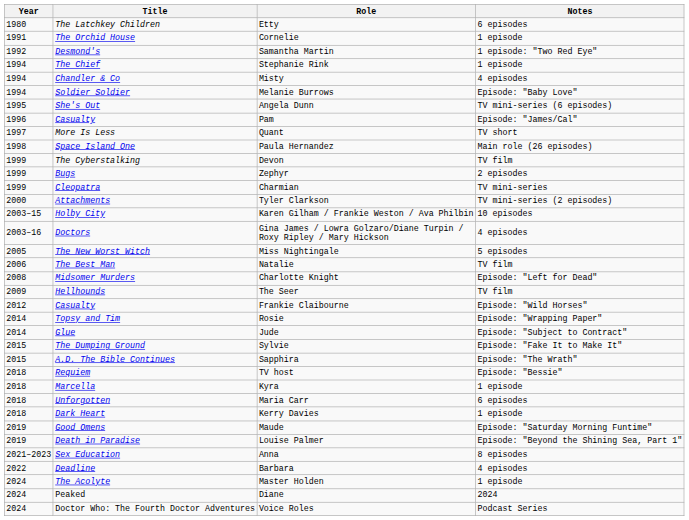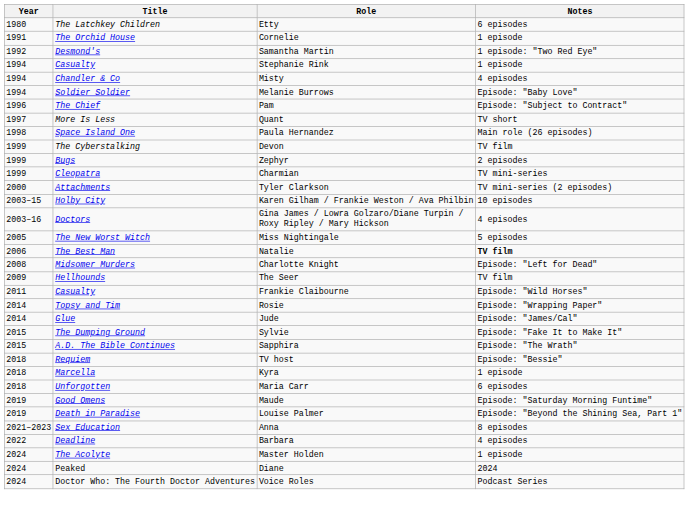(78, 65) The Chief -> (75, 65) Casualty
- row: (286, 106)
(75, 120) Casualty -> (78, 106) The Chief
(527, 120) Episode: "James/Cal" -> (552, 106) Episode: "Subject to Contract"
(495, 265) normal -> (495, 251) bold
(16, 305) 2012 -> (16, 292) 2011
(552, 333) Episode: "Subject to Contract" -> (527, 319) Episode: "James/Cal"
- row: (289, 414)
